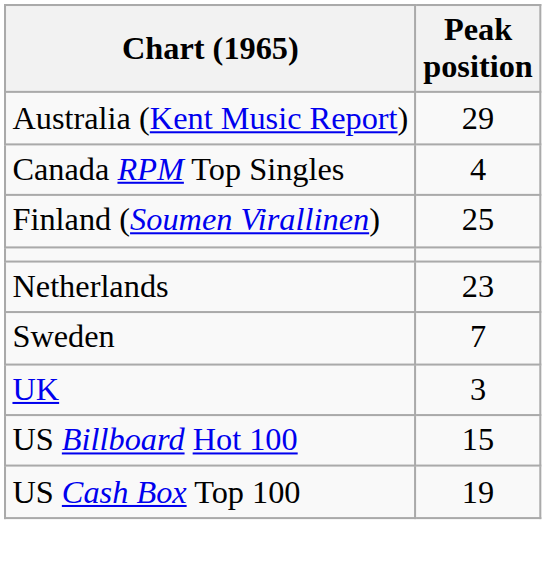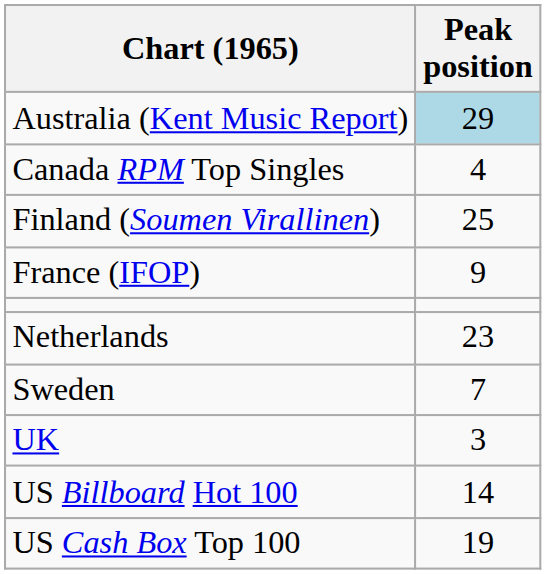(478, 117) no background -> (478, 117) lightblue background
+ row: (106, 271)
(478, 440) 15 -> (478, 491) 14
